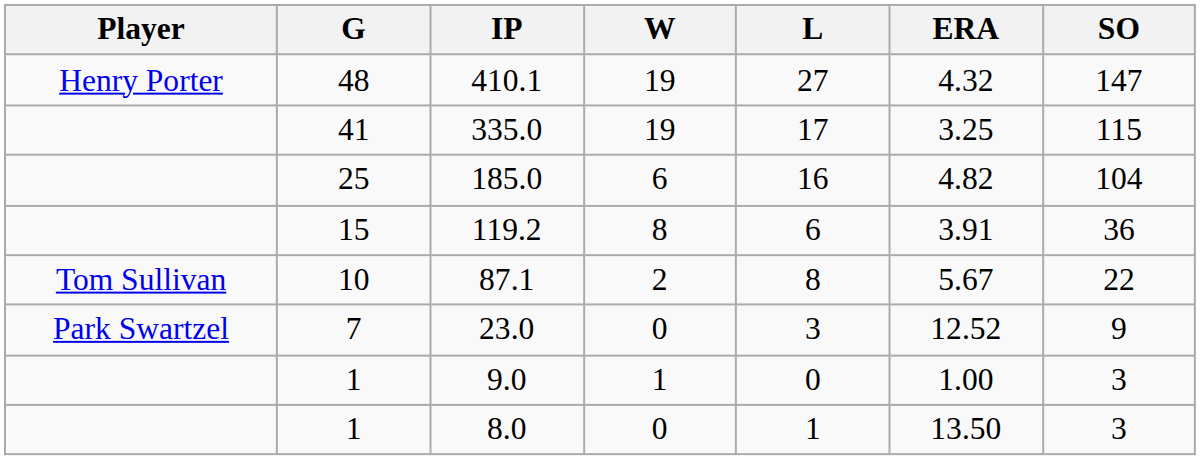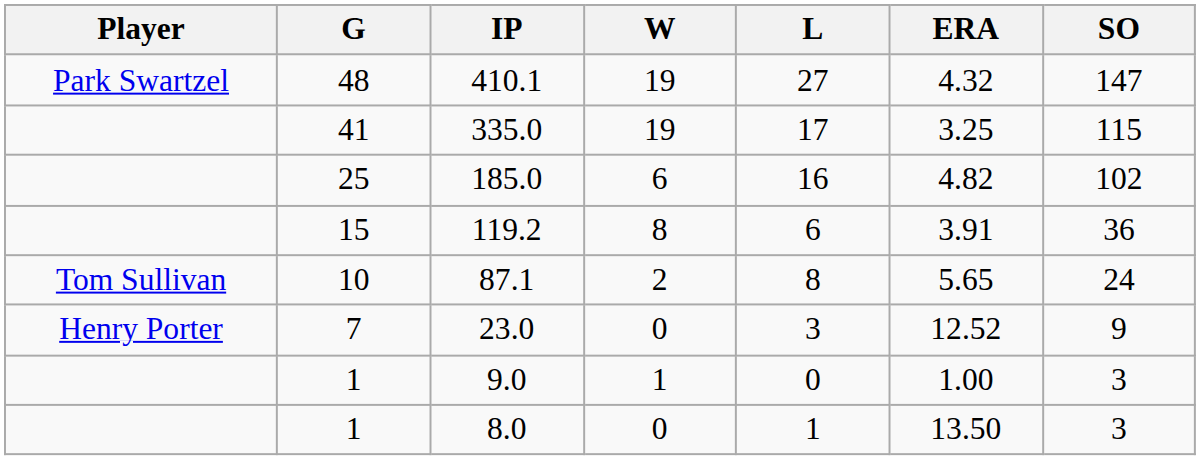(141, 79) Henry Porter -> (141, 79) Park Swartzel
(1119, 179) 104 -> (1119, 179) 102
(966, 279) 5.67 -> (966, 279) 5.65
(1119, 279) 22 -> (1119, 279) 24
(141, 329) Park Swartzel -> (141, 329) Henry Porter
